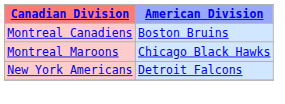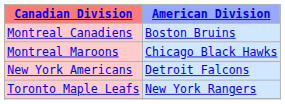+ row: (73, 89)
